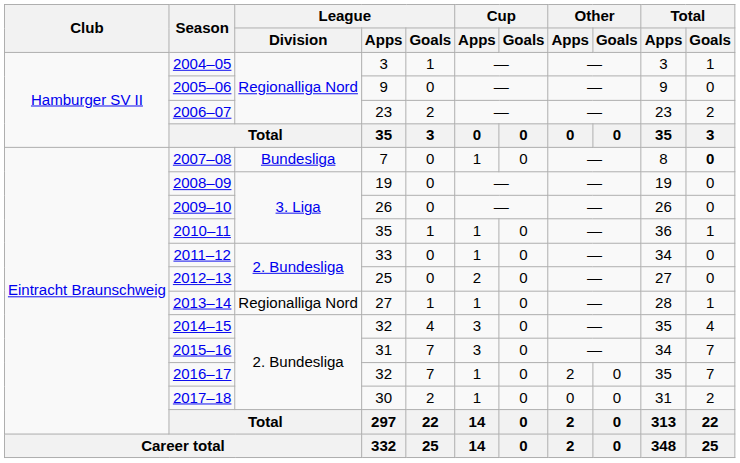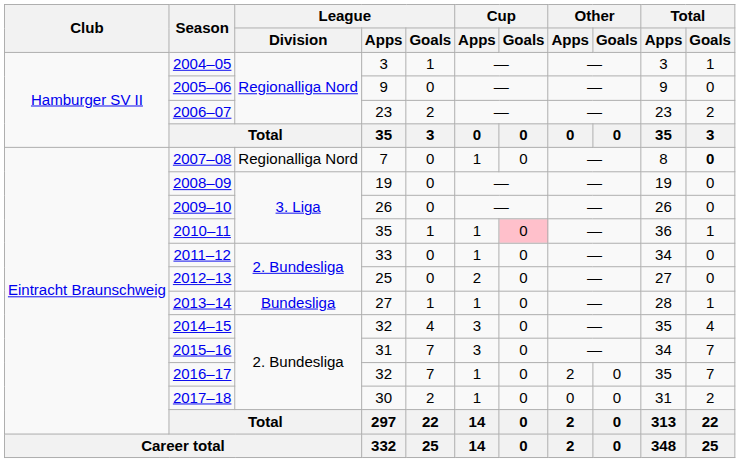(298, 159) Bundesliga -> (298, 159) Regionalliga Nord
(524, 231) no background -> (524, 231) pink background
(298, 302) Regionalliga Nord -> (298, 302) Bundesliga
